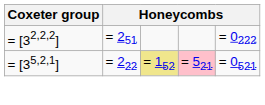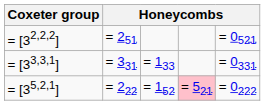(238, 38) = 0222 -> (238, 38) = 0521
+ row: (33, 63)
(159, 63) khaki background -> (159, 88) no background
(238, 63) = 0521 -> (238, 88) = 0222
